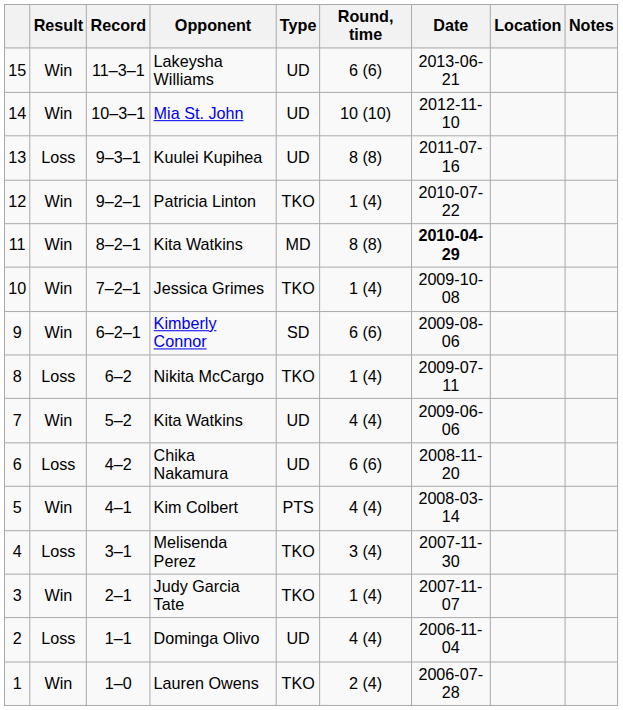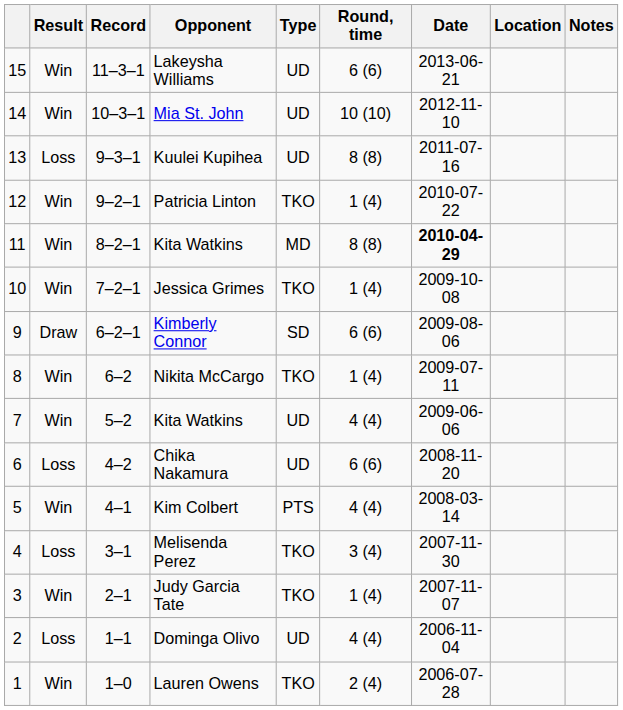(58, 333) Win -> (58, 333) Draw
(58, 376) Loss -> (58, 376) Win
